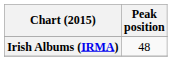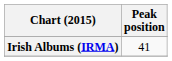(144, 46) 48 -> (144, 46) 41
